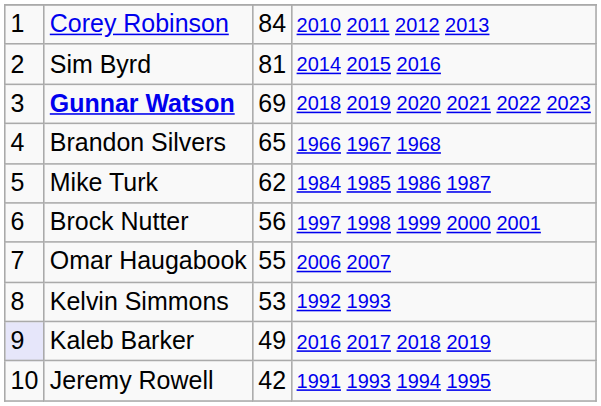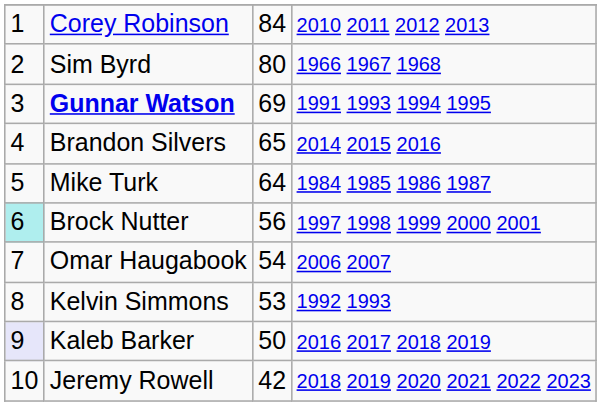(272, 63) 81 -> (272, 63) 80
(369, 64) 2014 2015 2016 -> (369, 64) 1966 1967 1968
(444, 104) 2018 2019 2020 2021 2022 2023 -> (394, 104) 1991 1993 1994 1995
(369, 143) 1966 1967 1968 -> (369, 143) 2014 2015 2016
(272, 182) 62 -> (272, 182) 64
(17, 222) no background -> (17, 222) paleturquoise background
(272, 261) 55 -> (272, 261) 54
(272, 340) 49 -> (272, 340) 50
(394, 381) 1991 1993 1994 1995 -> (444, 381) 2018 2019 2020 2021 2022 2023
